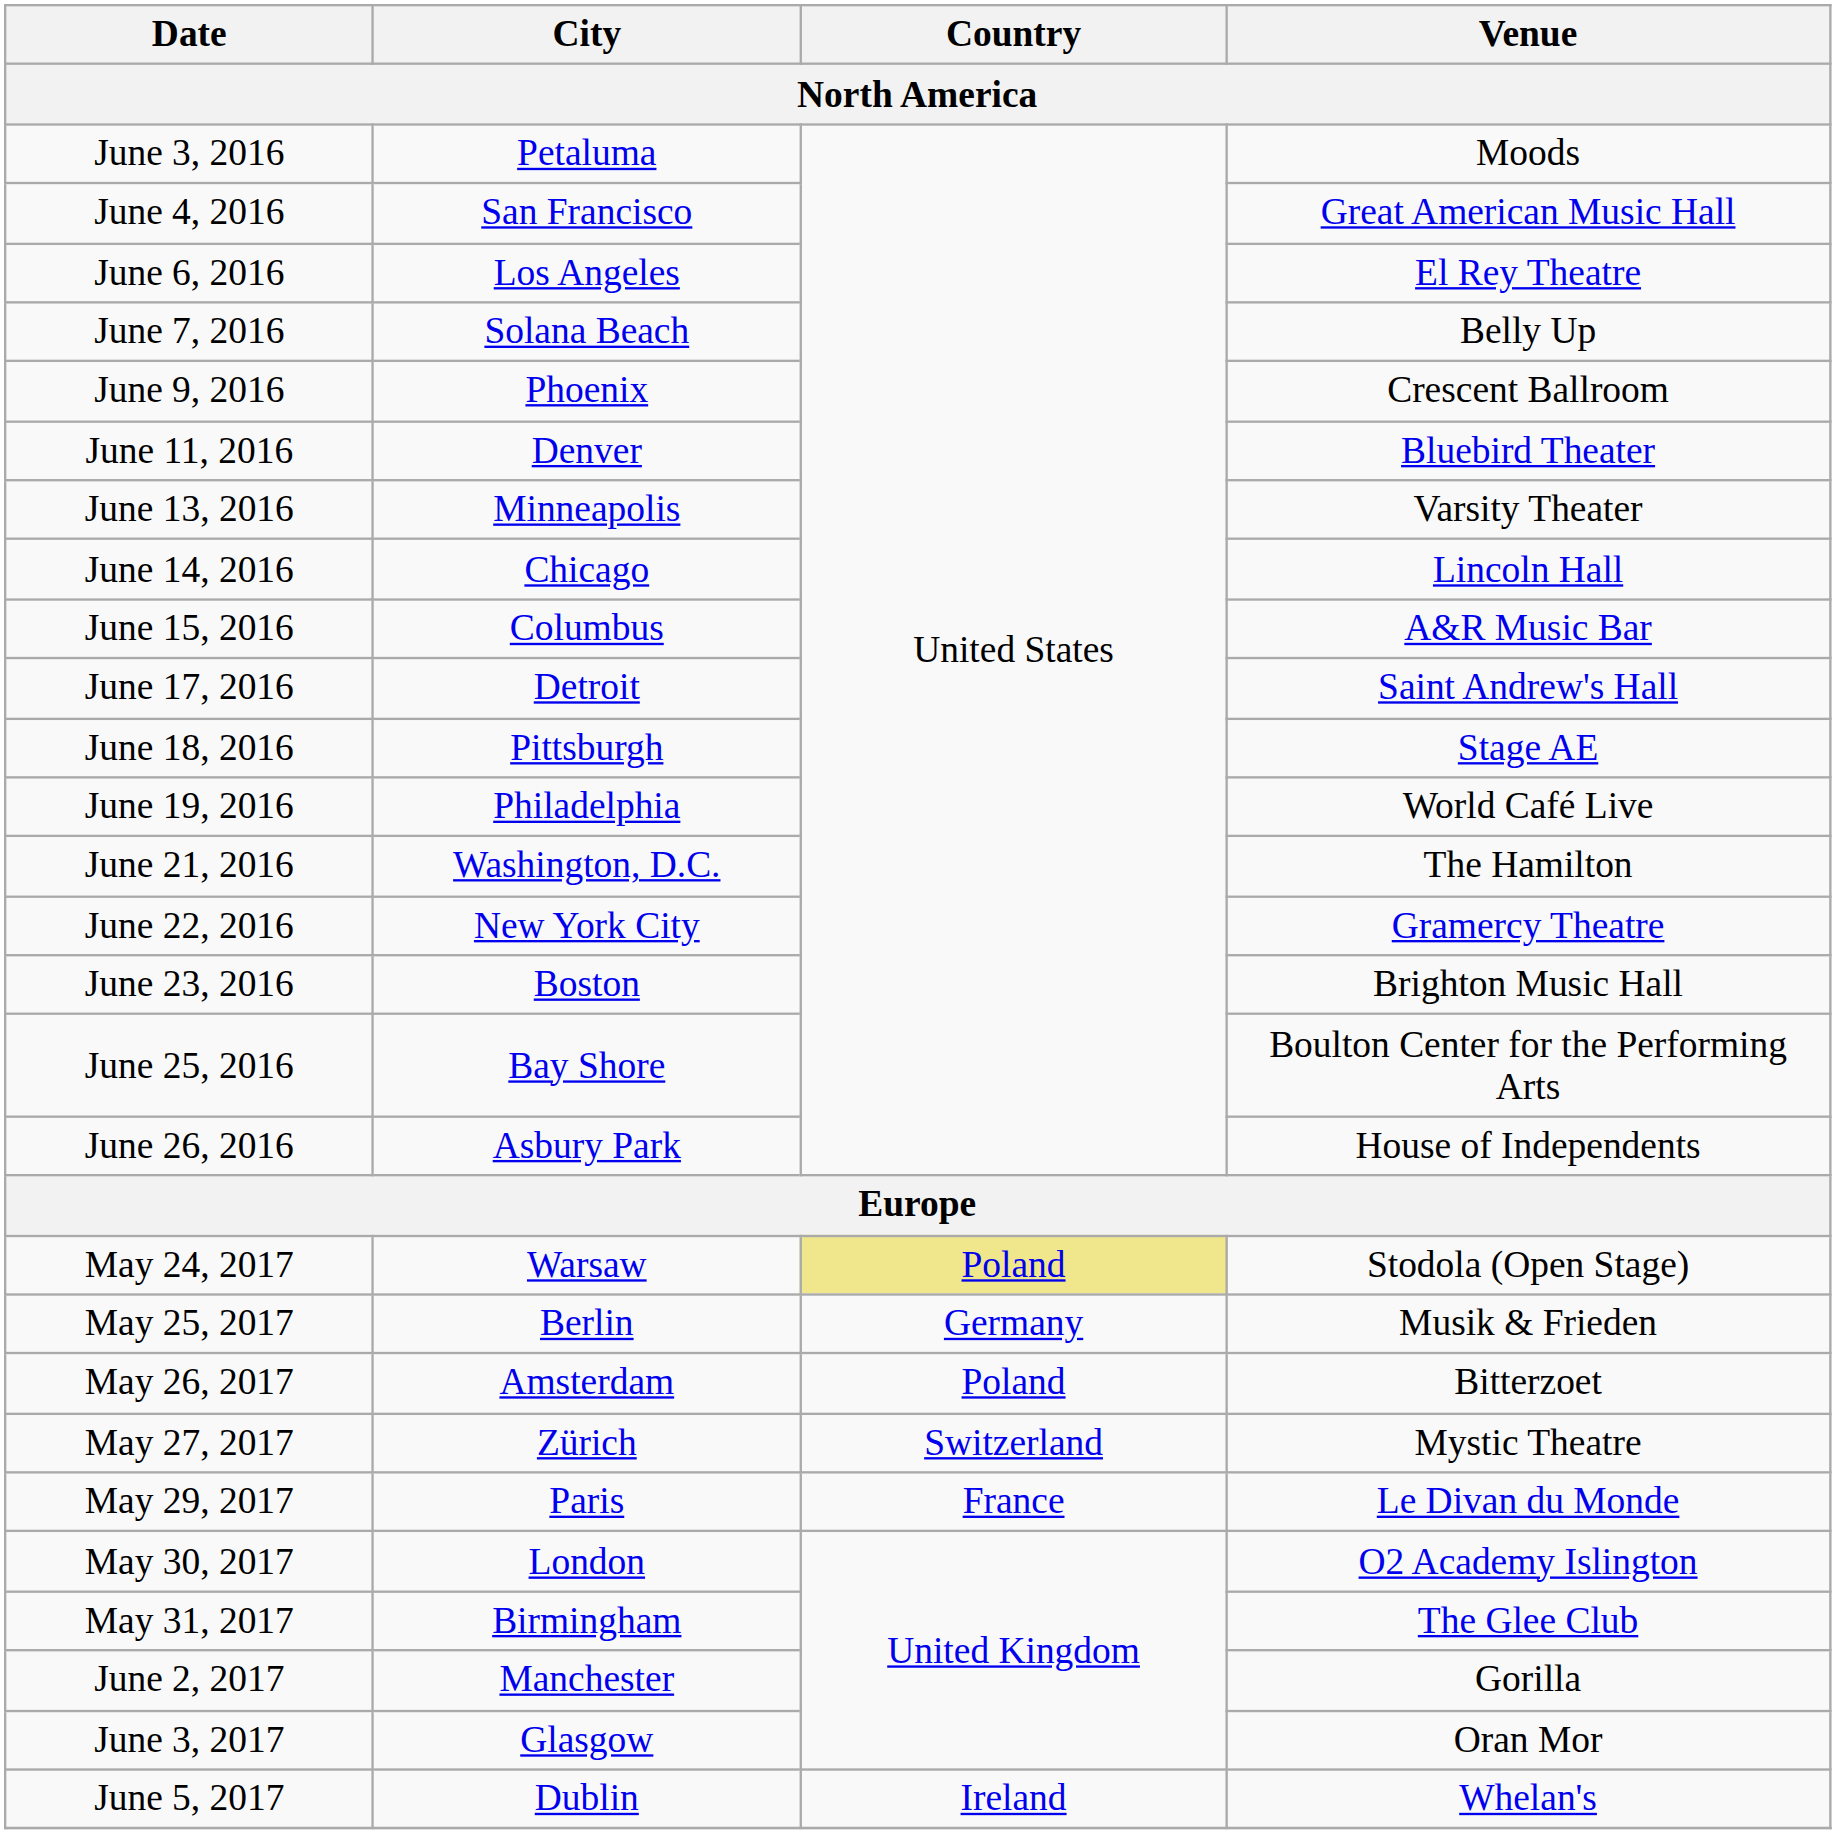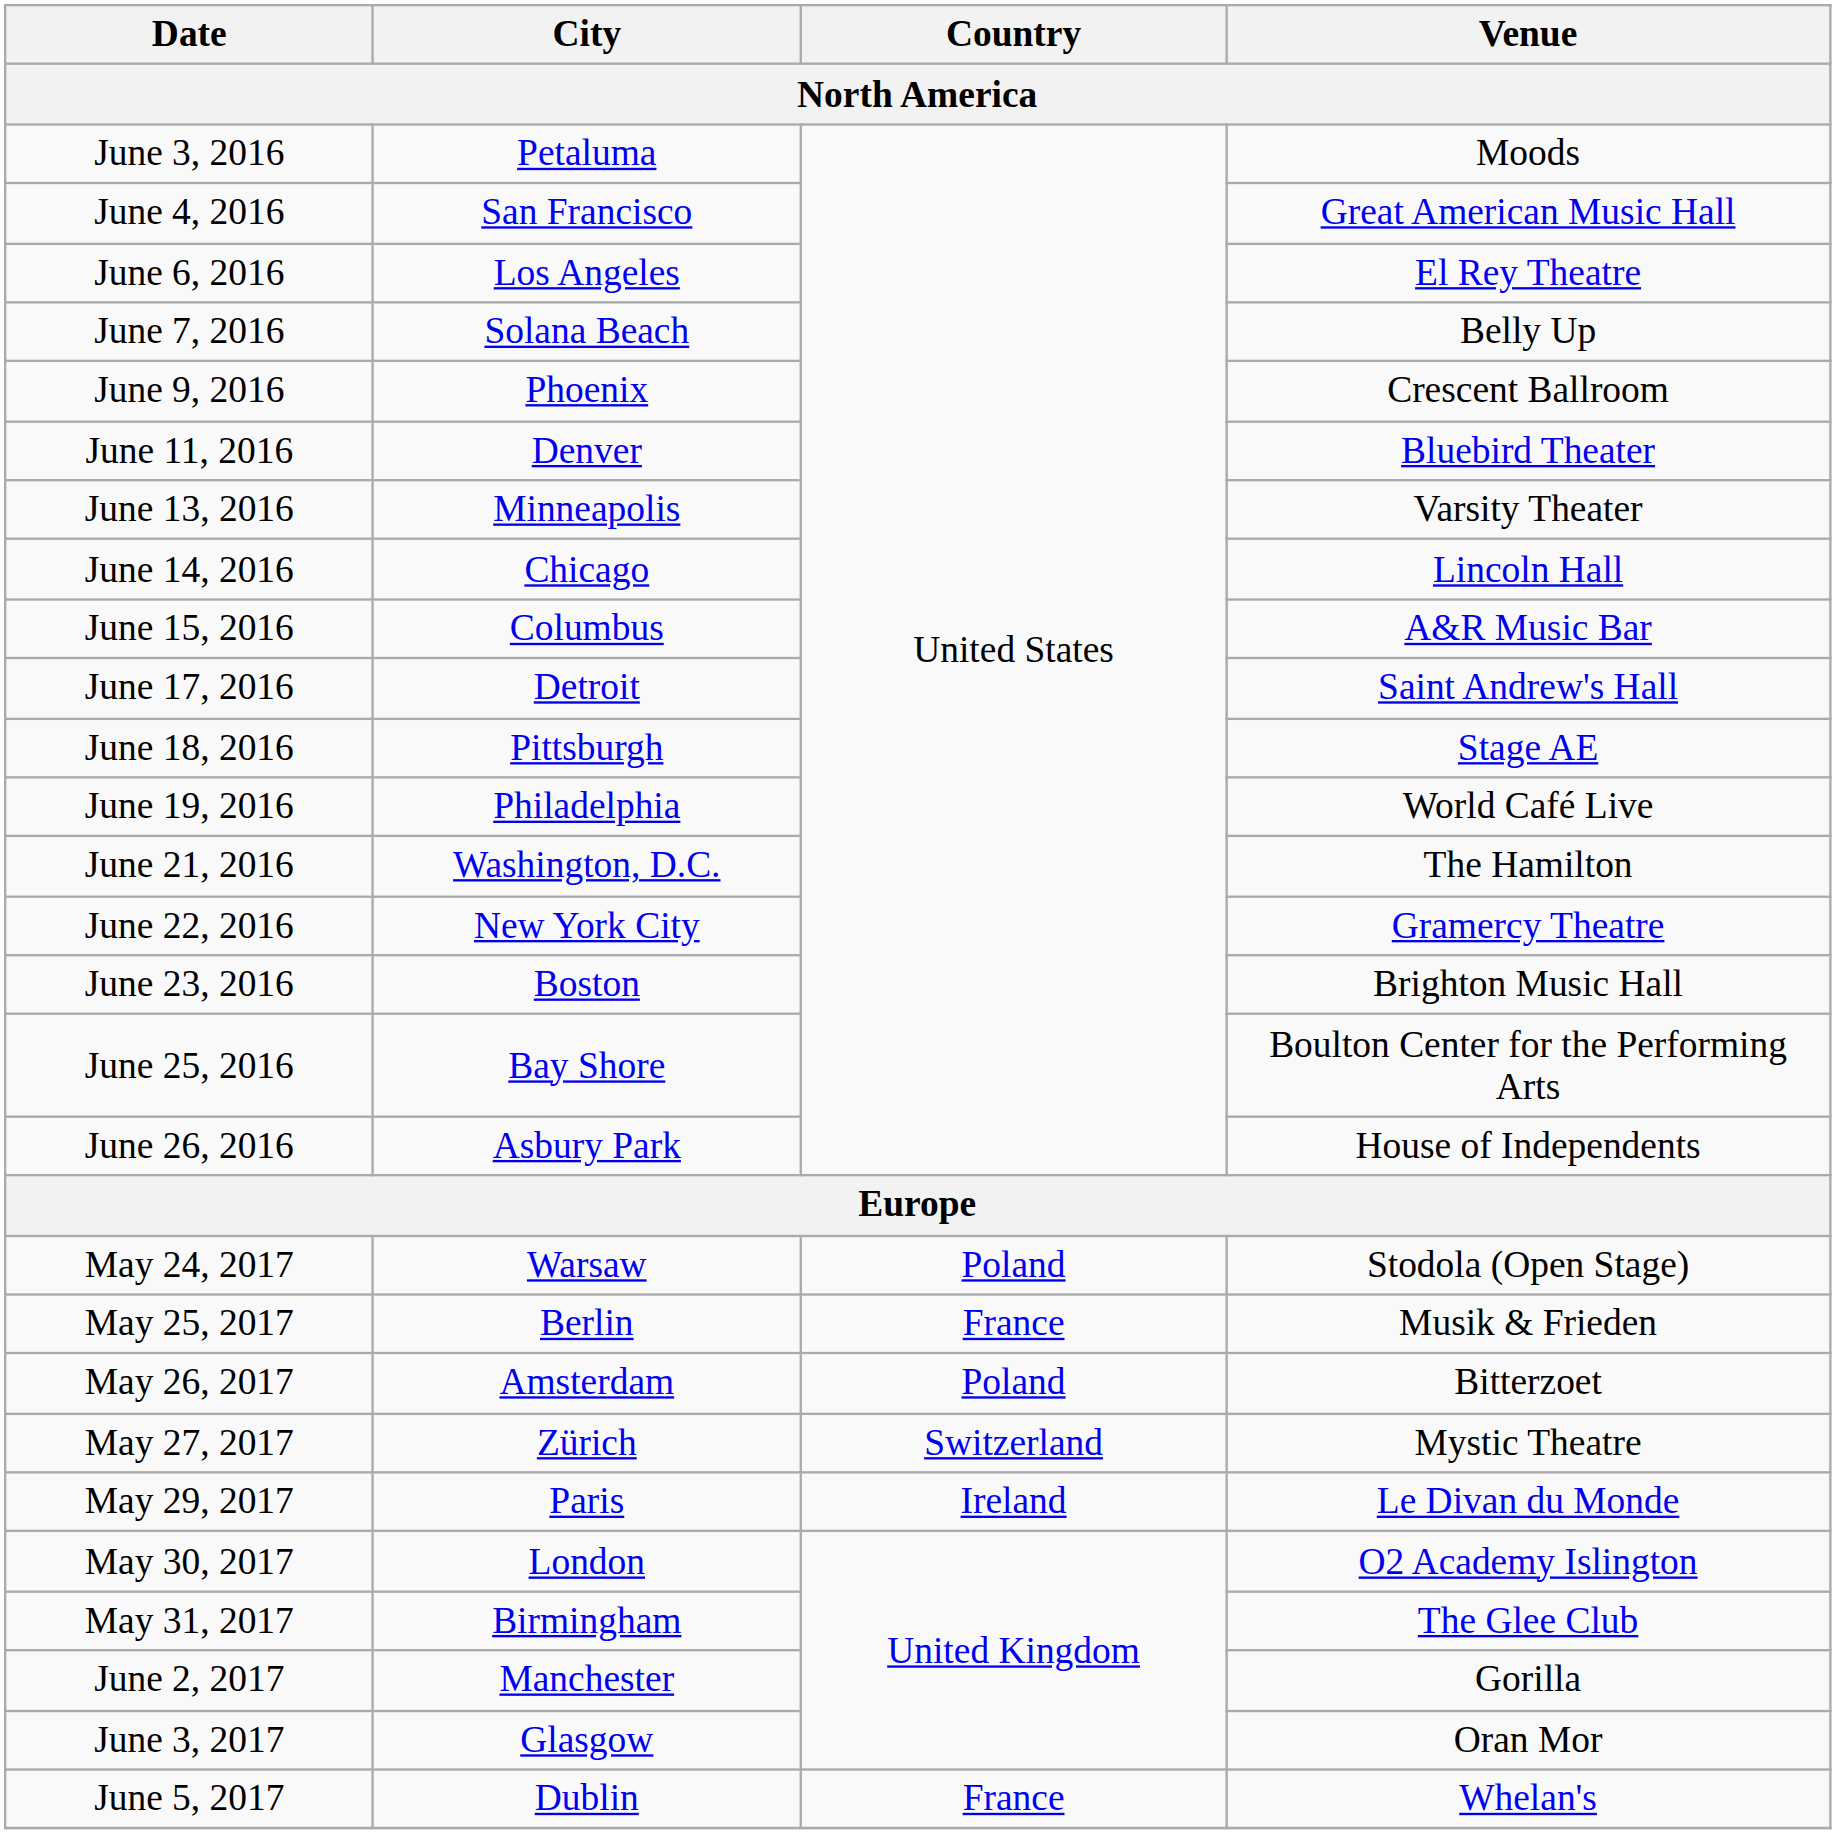(1014, 1263) khaki background -> (1014, 1263) no background
(1014, 1323) Germany -> (1014, 1323) France
(1014, 1501) France -> (1014, 1501) Ireland
(1014, 1798) Ireland -> (1014, 1798) France
